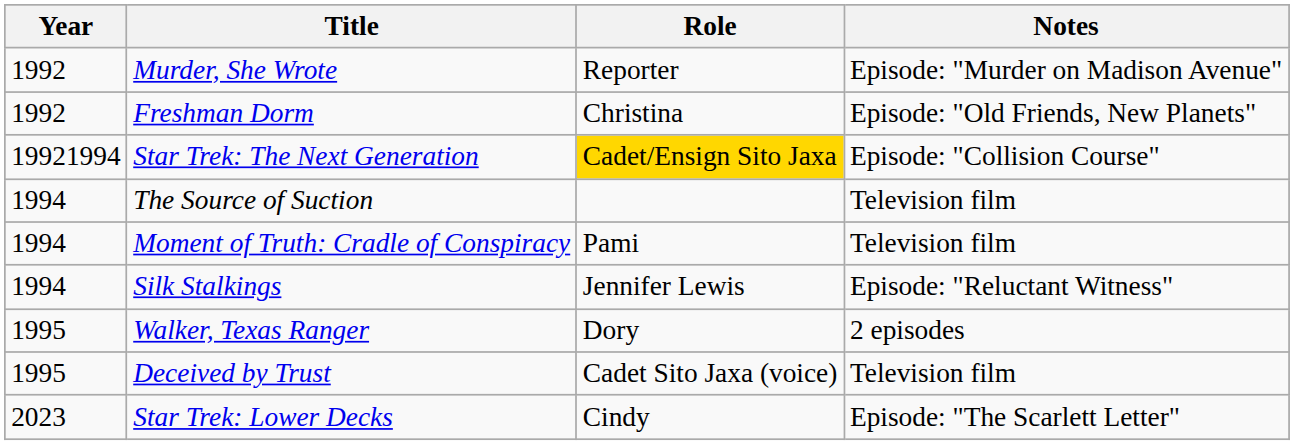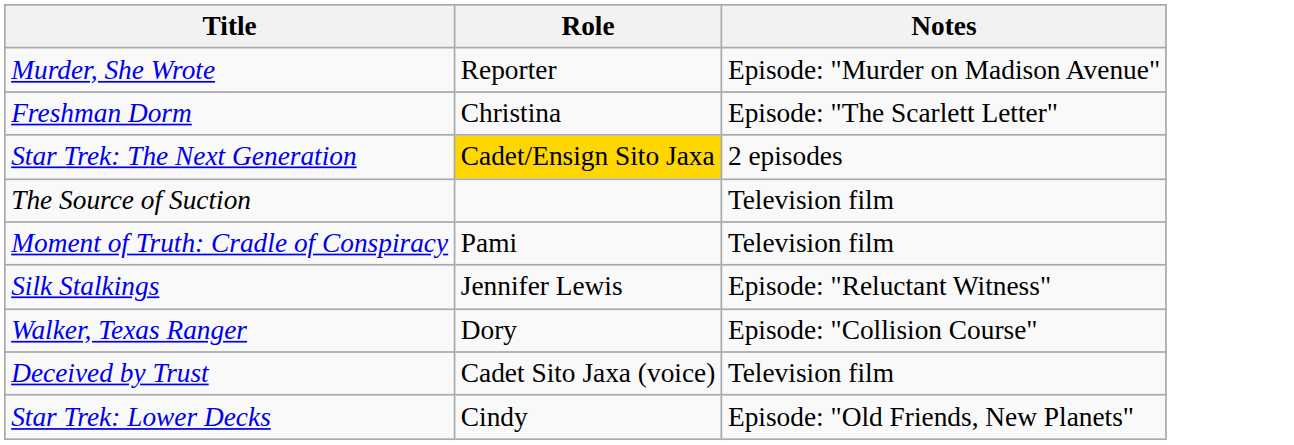- column: (66, 26)
(1053, 112) Episode: "Old Friends, New Planets" -> (893, 112) Episode: "The Scarlett Letter"
(1005, 156) Episode: "Collision Course" -> (785, 156) 2 episodes
(907, 329) 2 episodes -> (883, 329) Episode: "Collision Course"
(1015, 416) Episode: "The Scarlett Letter" -> (931, 416) Episode: "Old Friends, New Planets"
